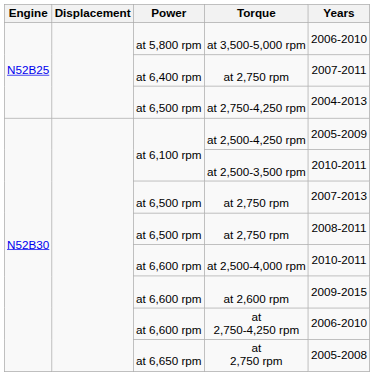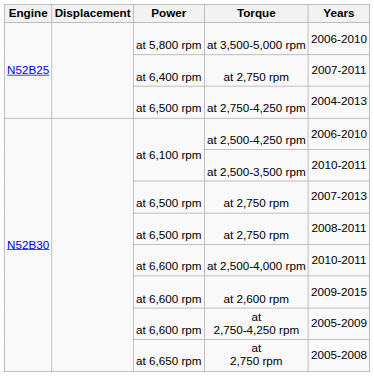(339, 133) 2005-2009 -> (339, 133) 2006-2010
(339, 323) 2006-2010 -> (339, 323) 2005-2009
